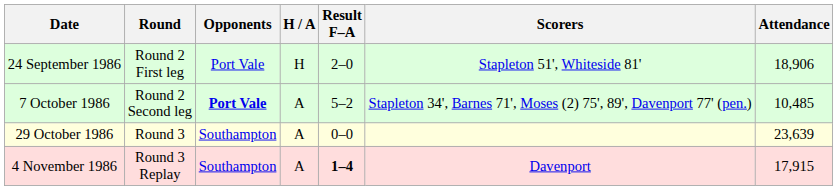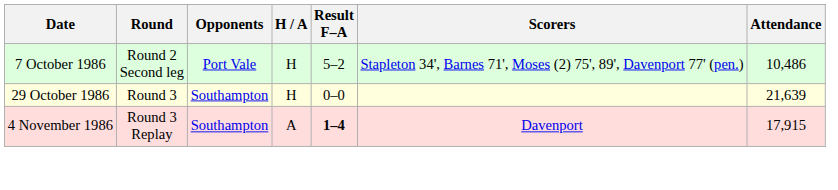- row: (64, 63)
(238, 103) bold -> (229, 63) normal
(299, 103) A -> (291, 63) H
(794, 103) 10,485 -> (786, 63) 10,486
(299, 134) A -> (291, 94) H
(794, 134) 23,639 -> (786, 94) 21,639
